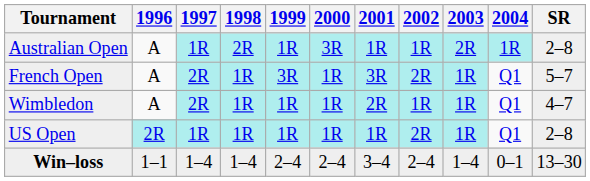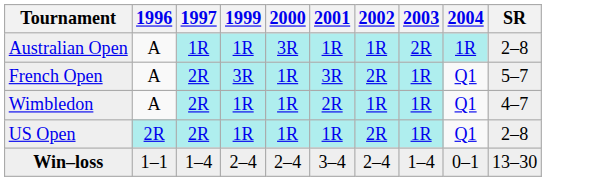- column: (243, 18)
(199, 133) 1R -> (199, 133) 2R
